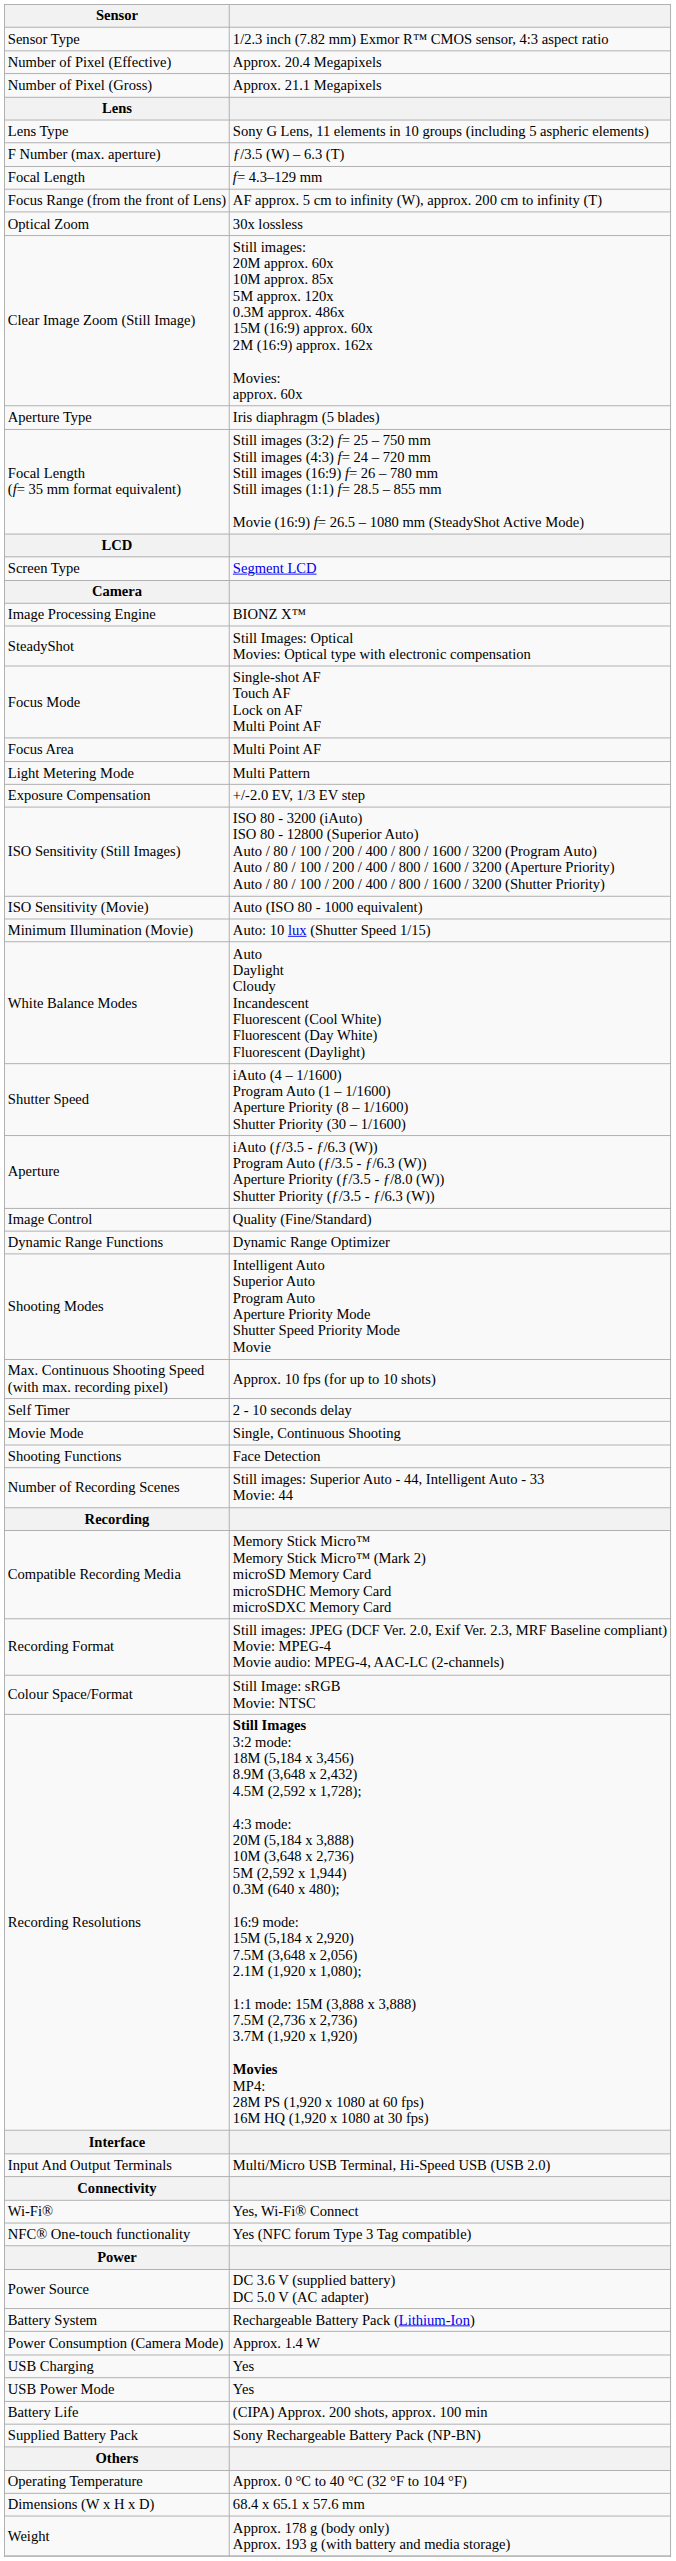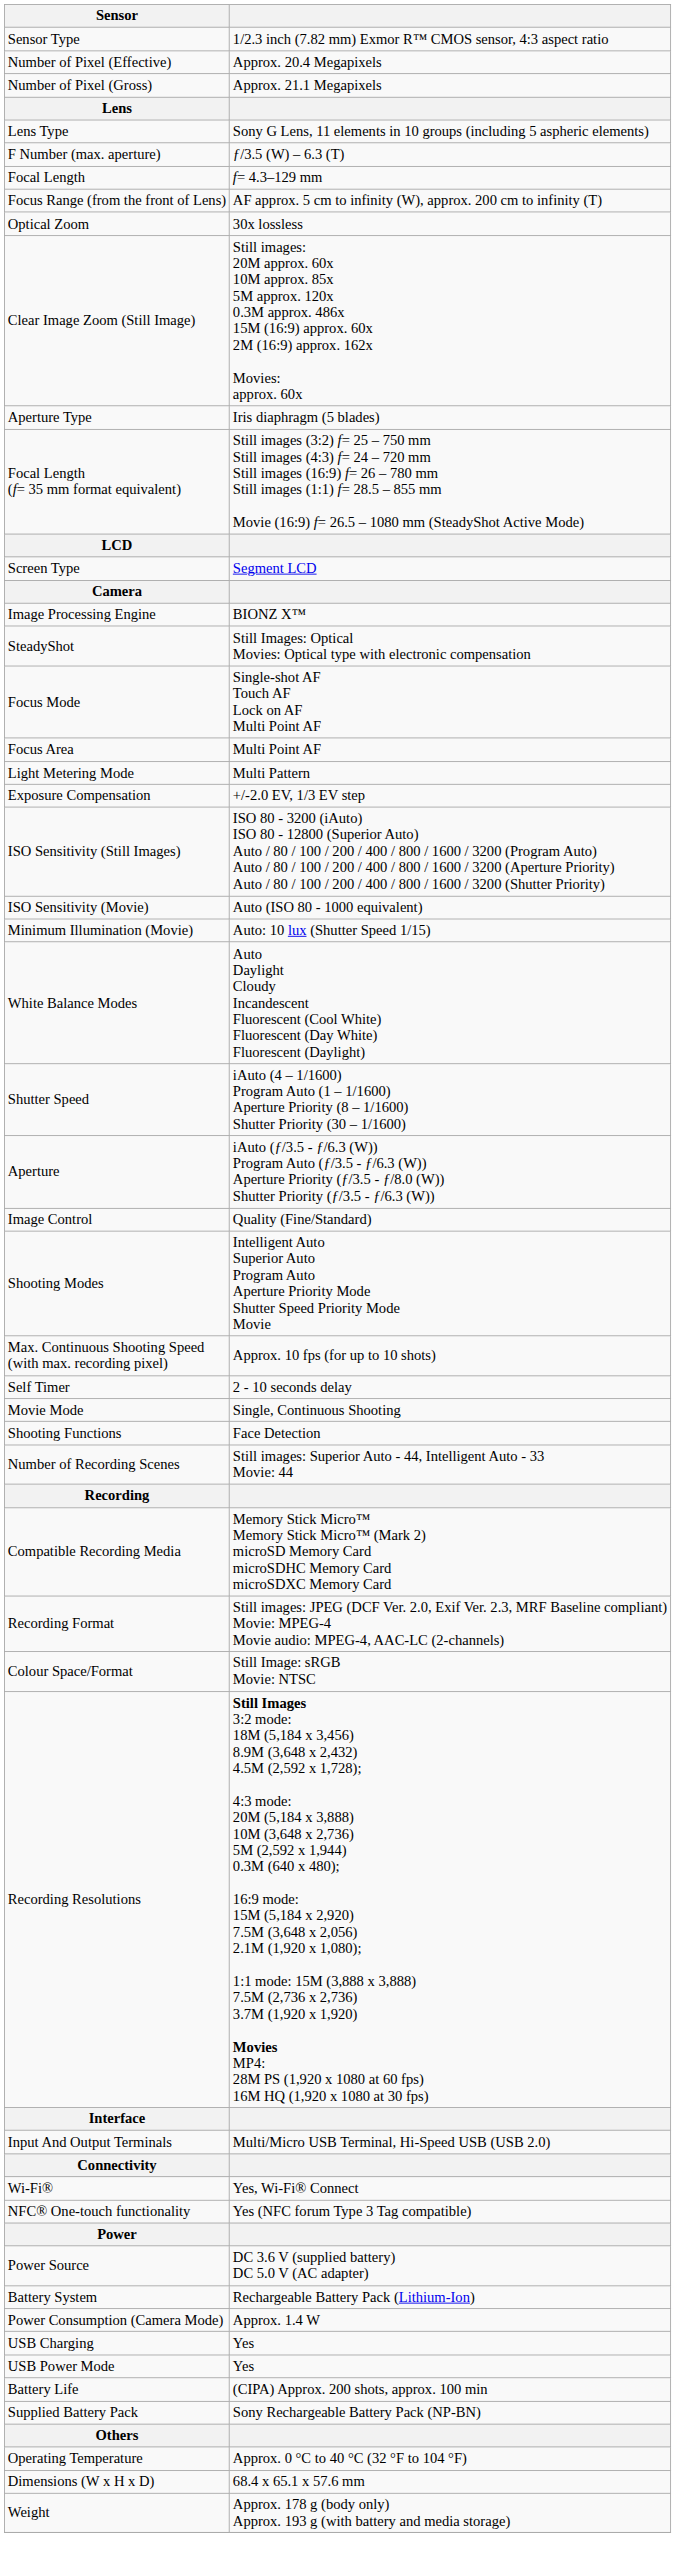- row: (85, 1242)
